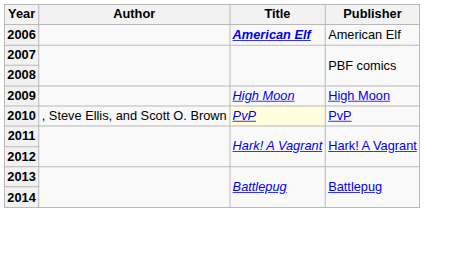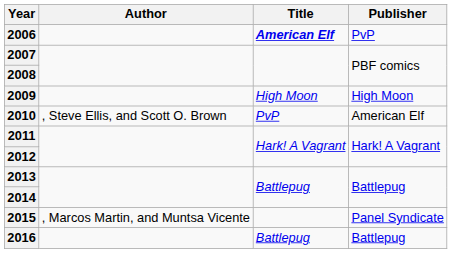(364, 34) American Elf -> (363, 34) PvP
(244, 116) lightyellow background -> (268, 116) no background
(340, 116) PvP -> (388, 116) American Elf
+ row: (22, 217)
+ row: (22, 237)
